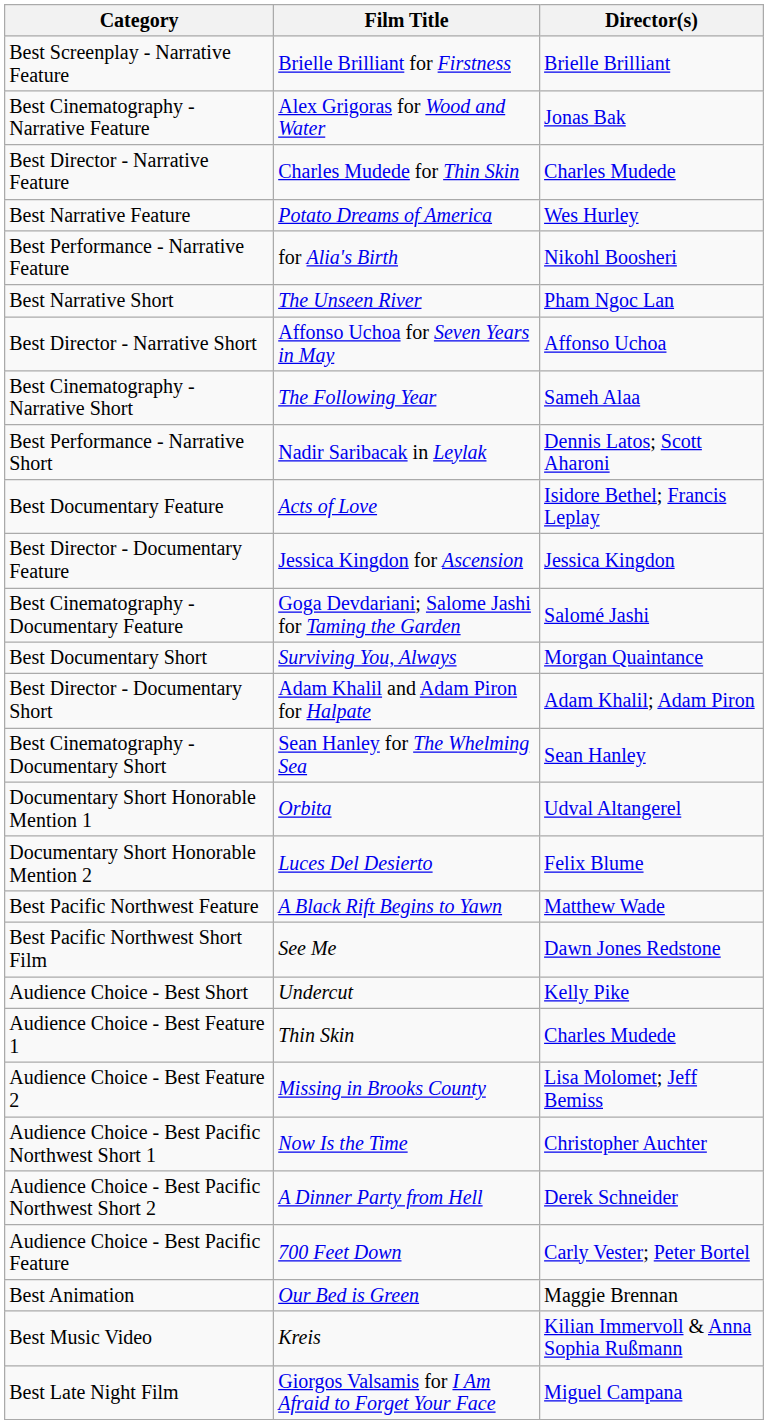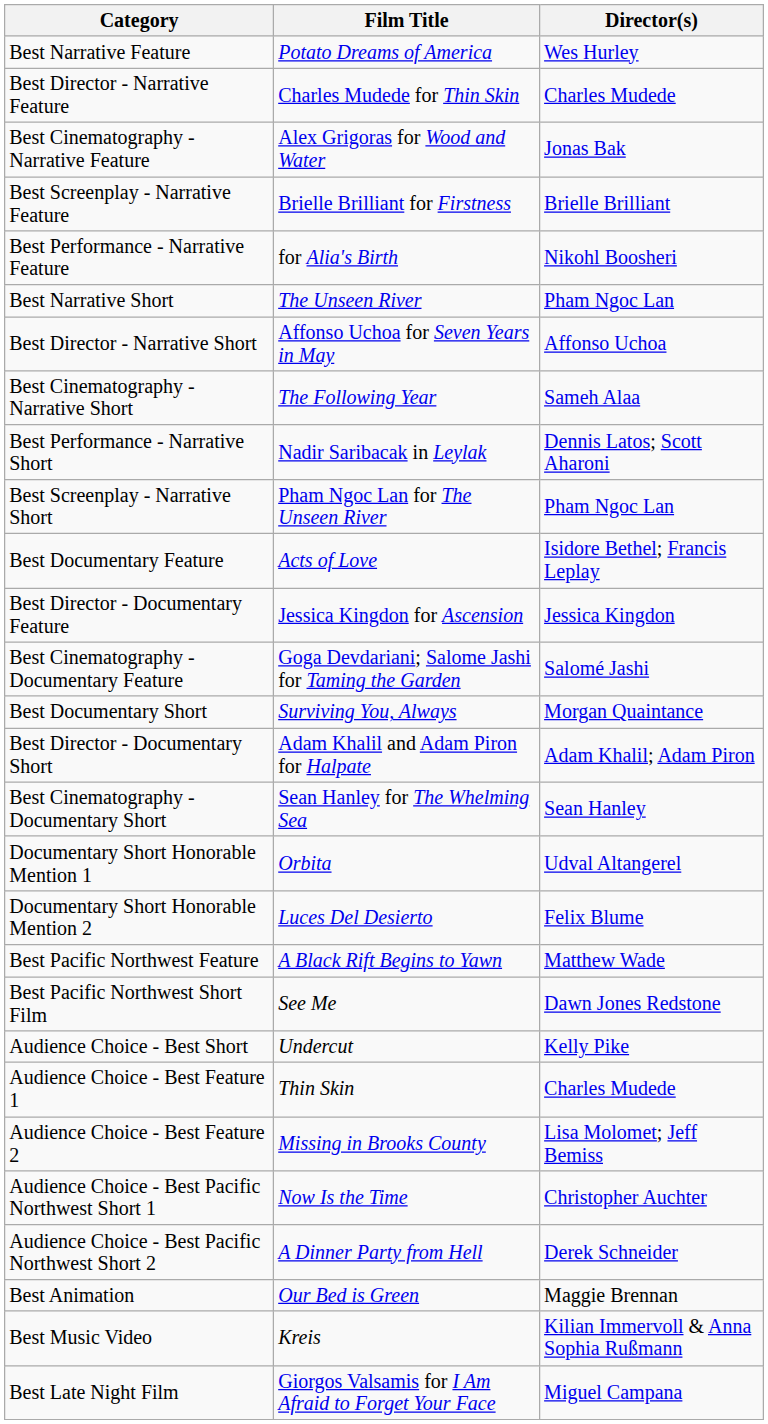rows swapped: (100, 214) <-> (120, 63)
rows swapped: (109, 171) <-> (102, 117)
+ row: (120, 506)
- row: (135, 1252)
